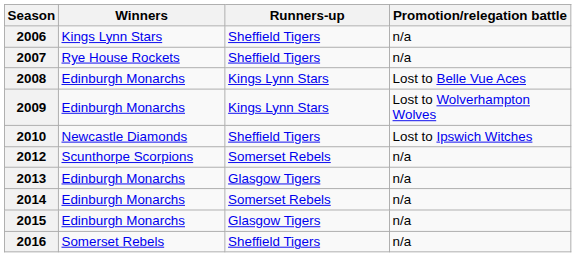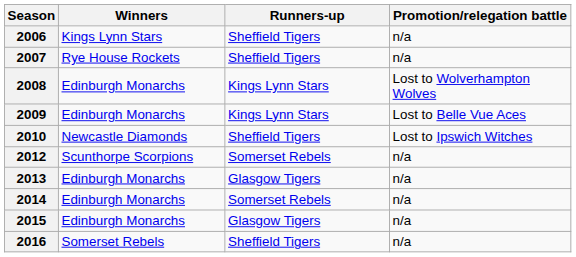(459, 79) Lost to Belle Vue Aces -> (461, 86) Lost to Wolverhampton Wolves
(461, 108) Lost to Wolverhampton Wolves -> (459, 115) Lost to Belle Vue Aces
